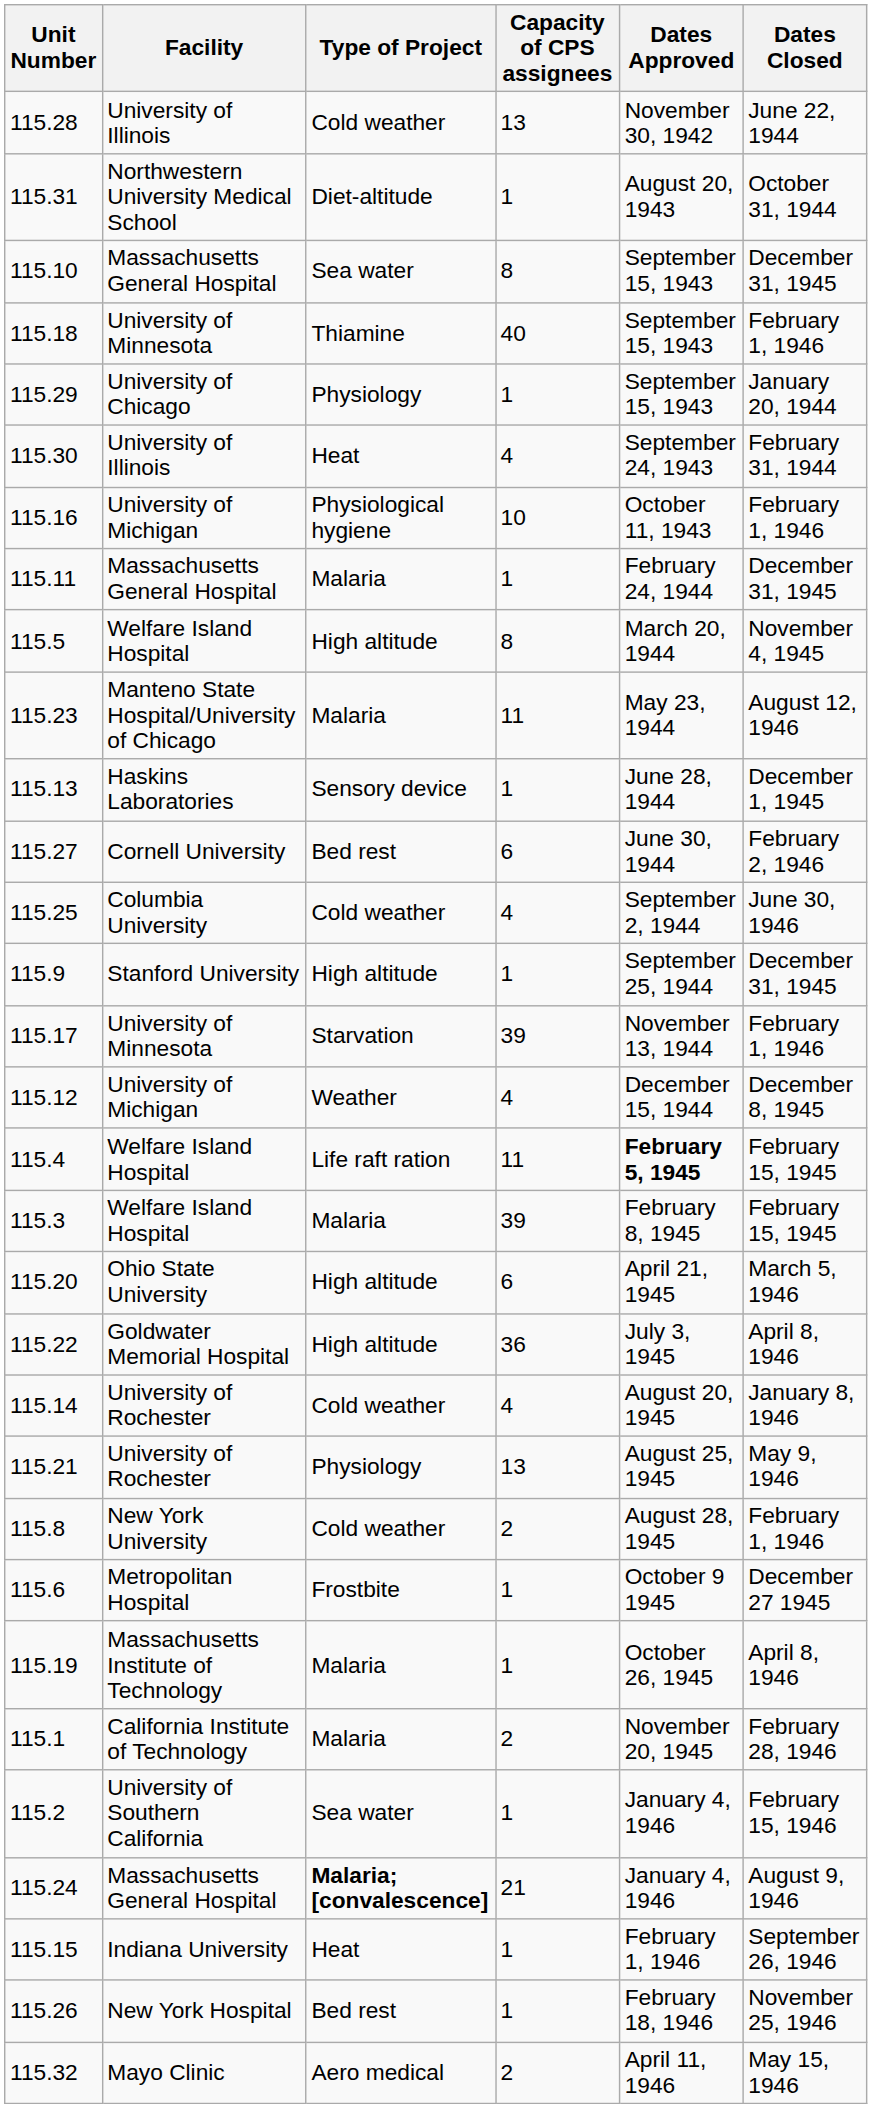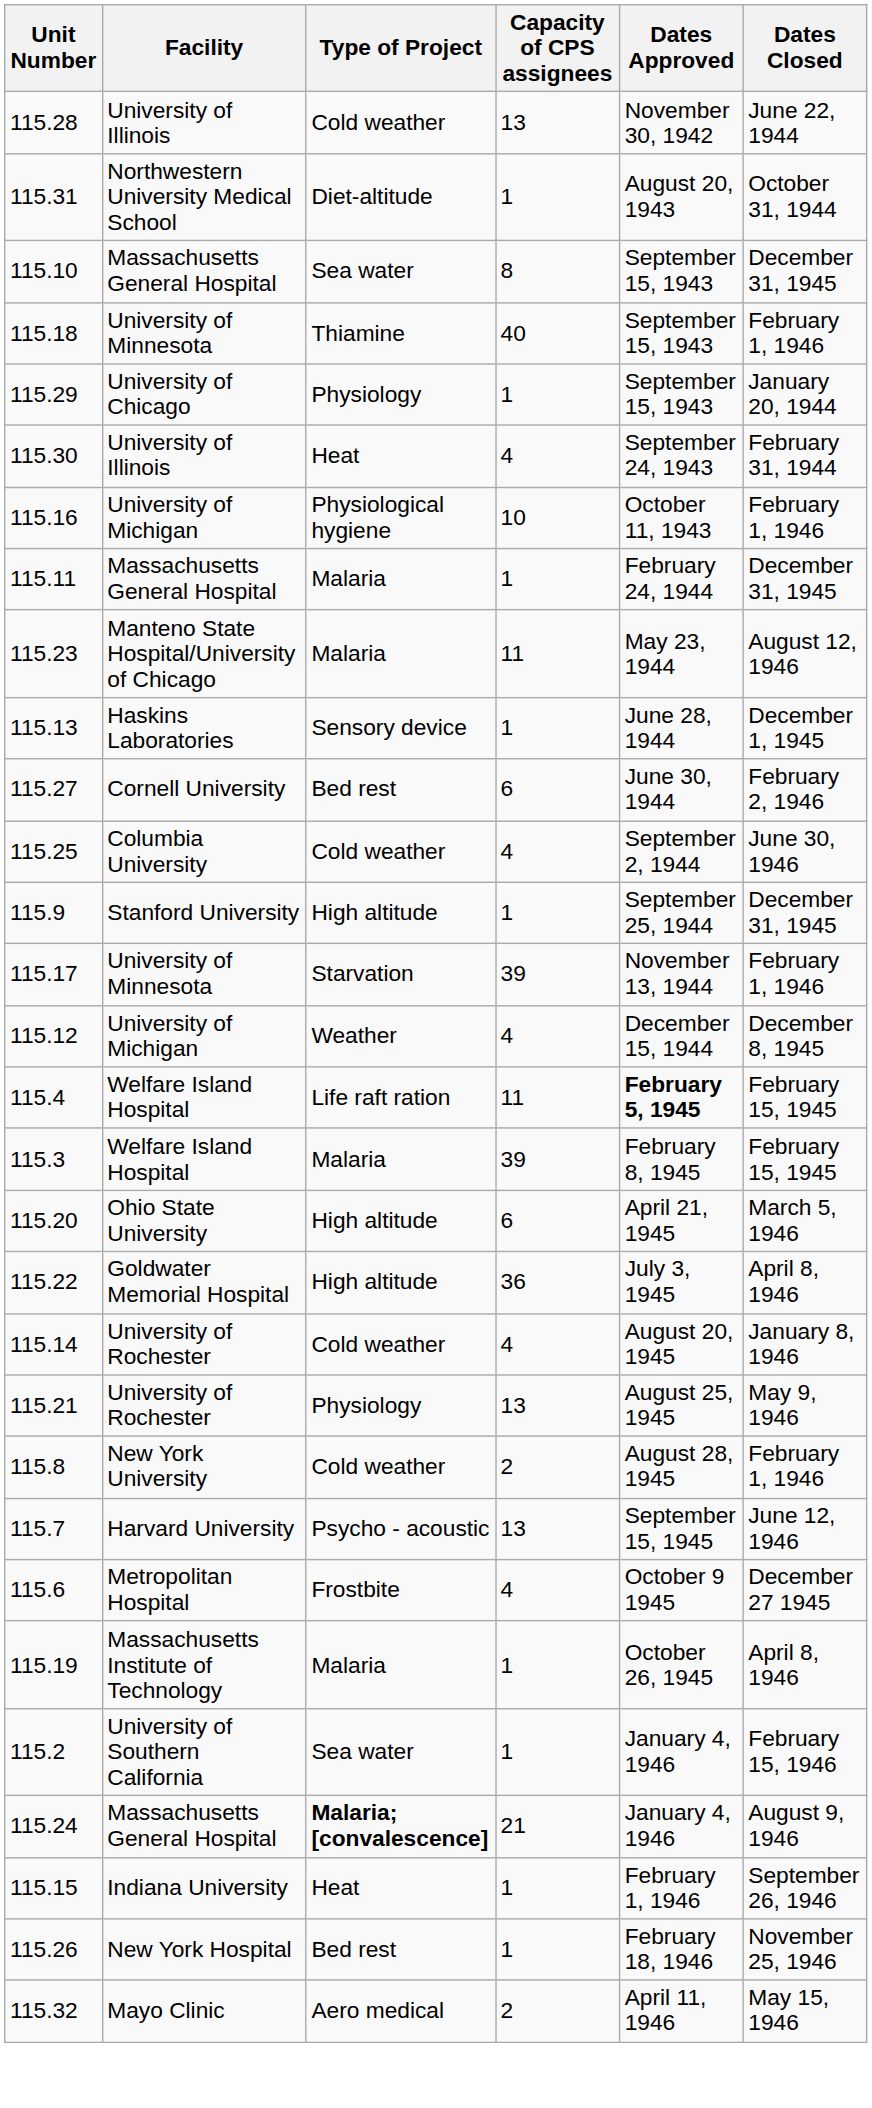- row: (38, 640)
+ row: (38, 1528)
(507, 1590) 1 -> (507, 1590) 4
- row: (38, 1738)
